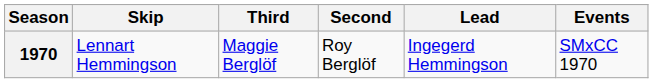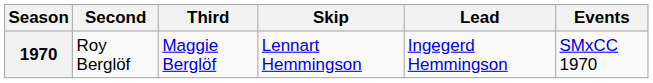columns swapped: (146, 17) <-> (361, 17)
